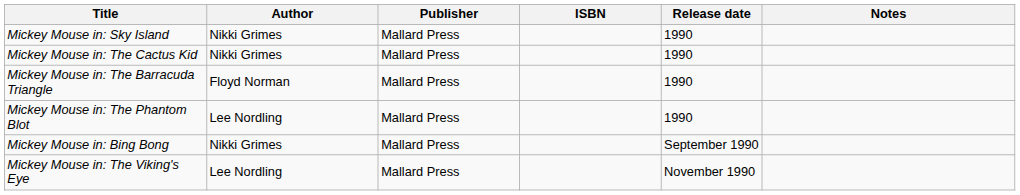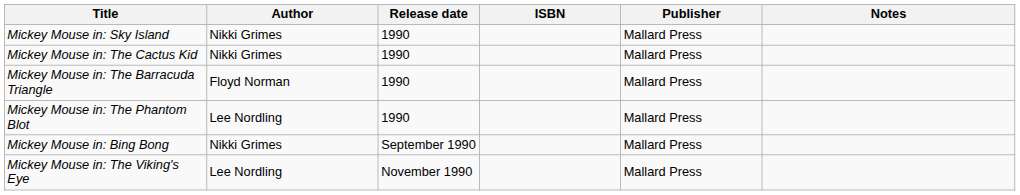columns swapped: (449, 14) <-> (712, 14)
